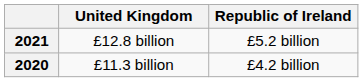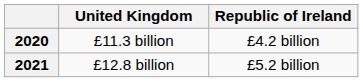rows swapped: (32, 64) <-> (32, 40)
